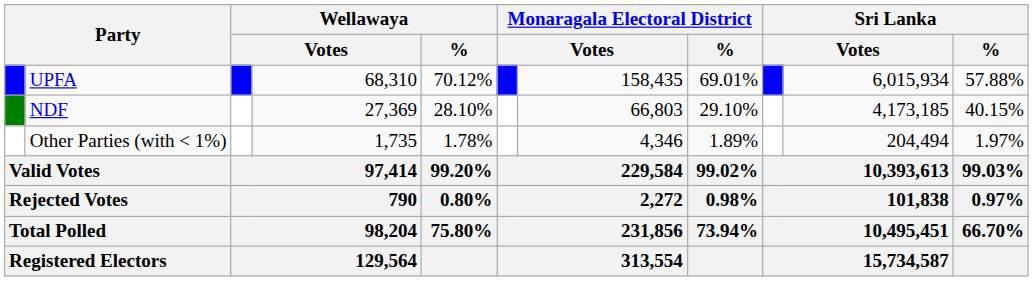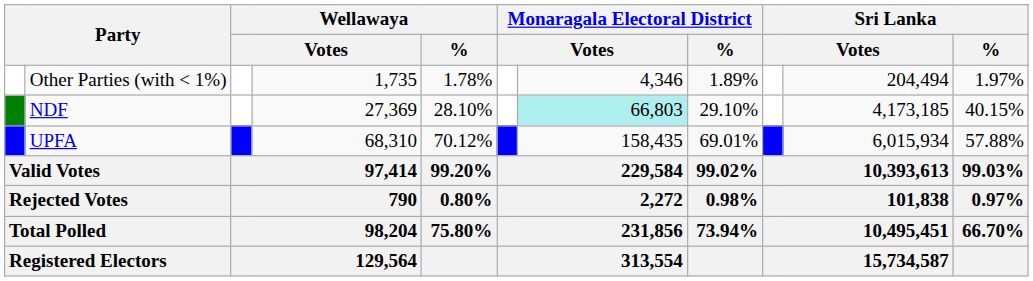rows swapped: (53, 79) <-> (128, 140)
(657, 110) no background -> (657, 110) paleturquoise background
